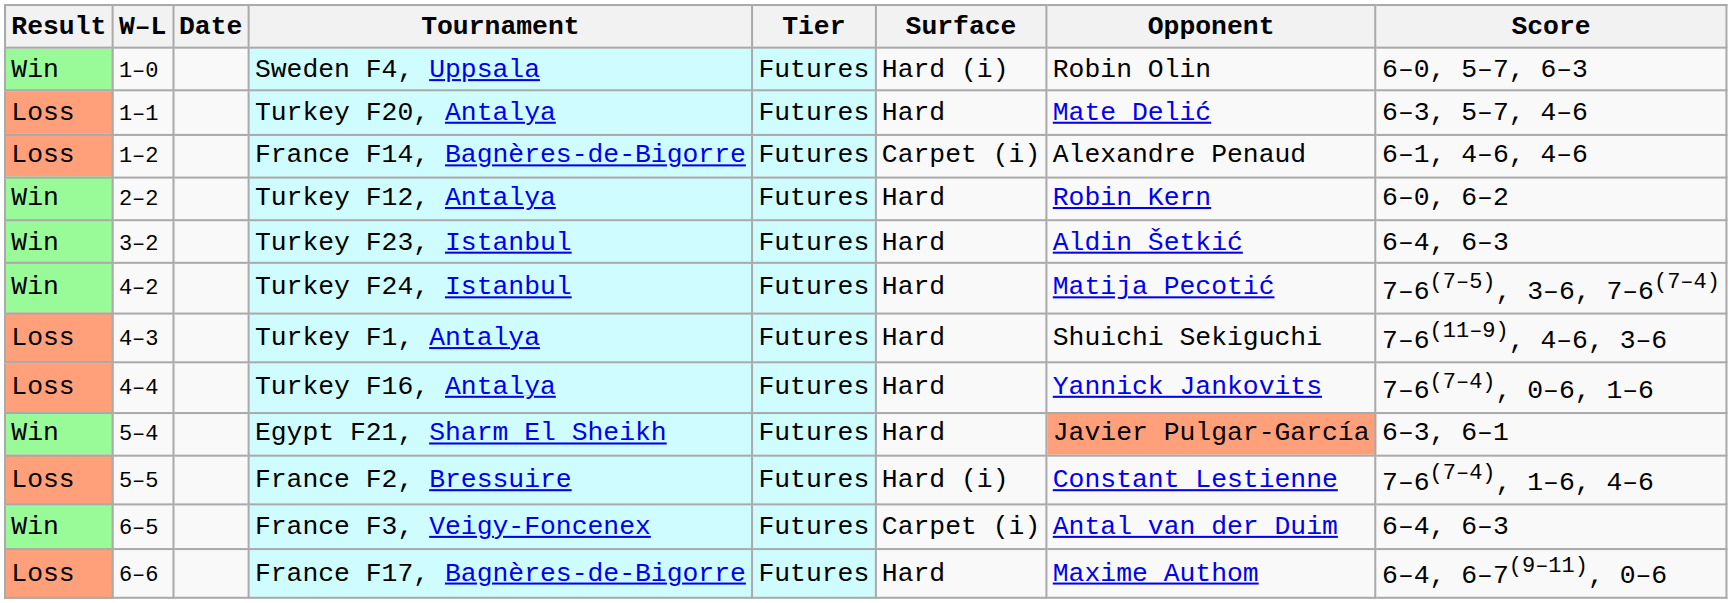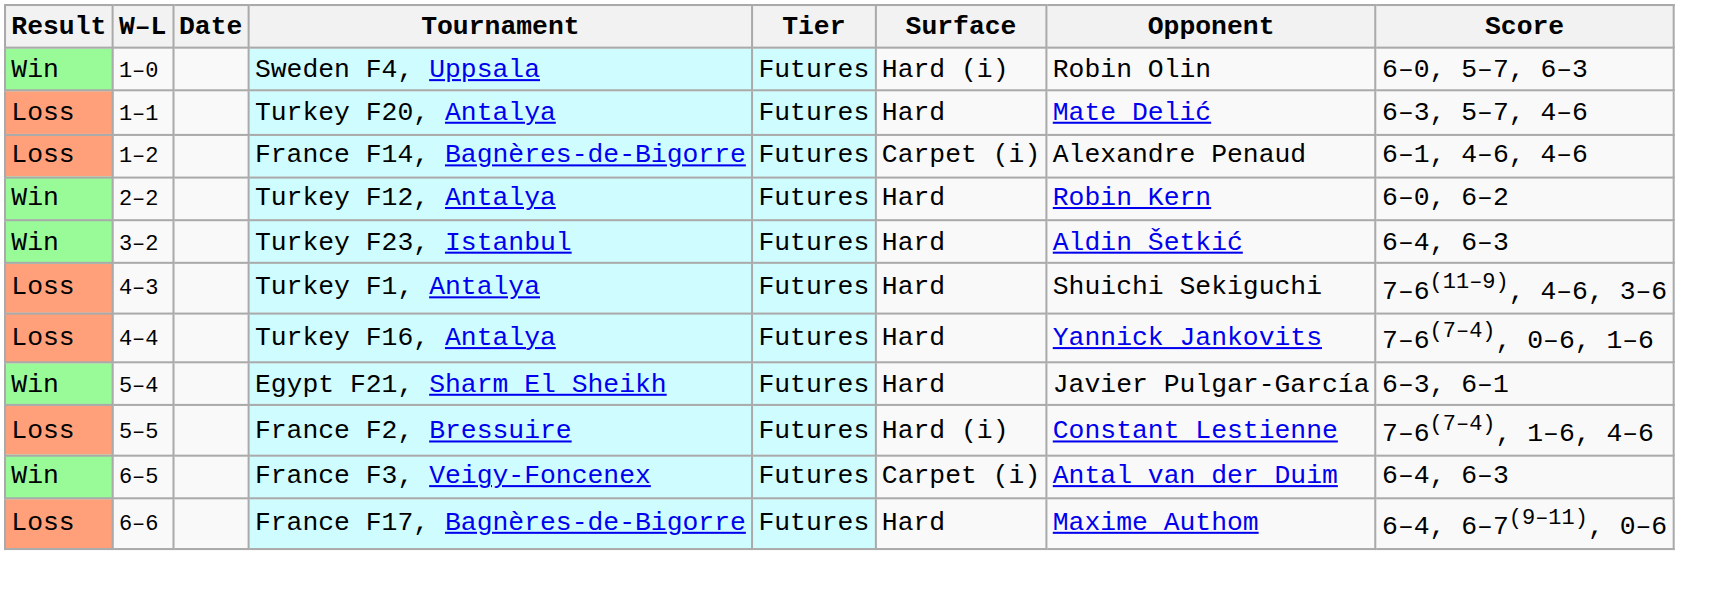- row: (413, 288)
(1211, 434) lightsalmon background -> (1211, 384) no background
